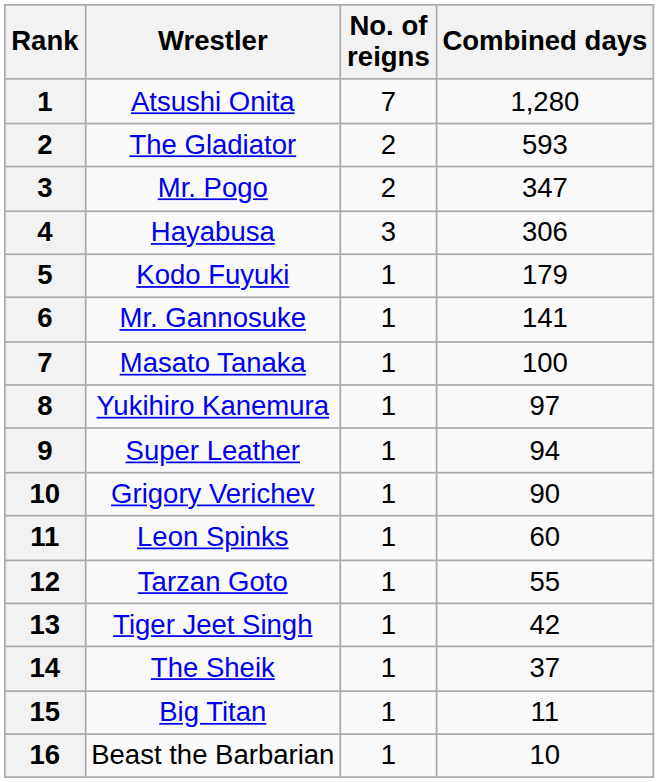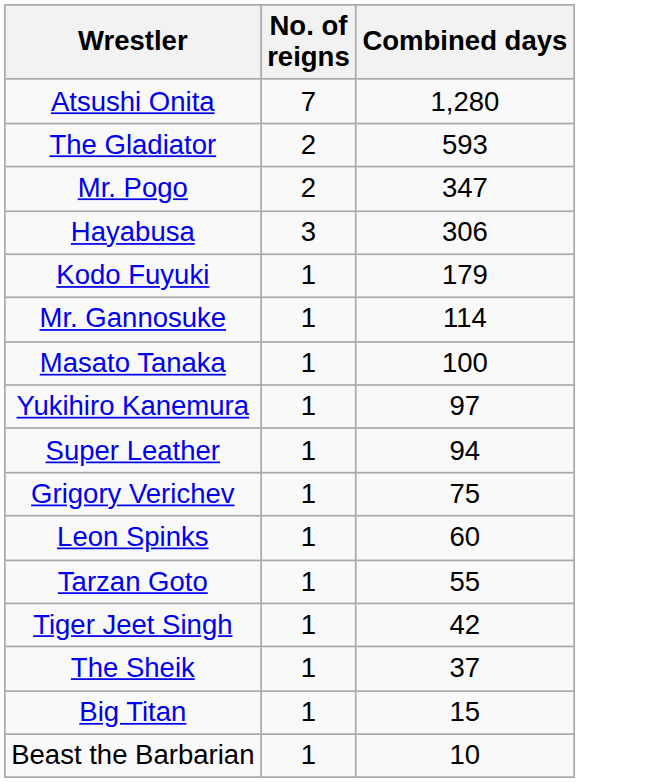- column: (45, 41)
(545, 319) 141 -> (465, 319) 114
(545, 493) 90 -> (465, 493) 75
(545, 711) 11 -> (465, 711) 15
